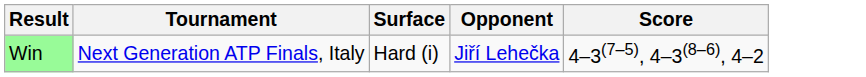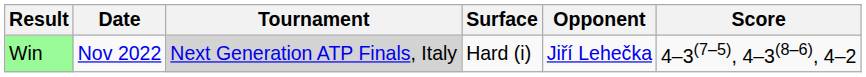+ column: (120, 19)
(221, 53) no background -> (314, 53) lightgrey background
